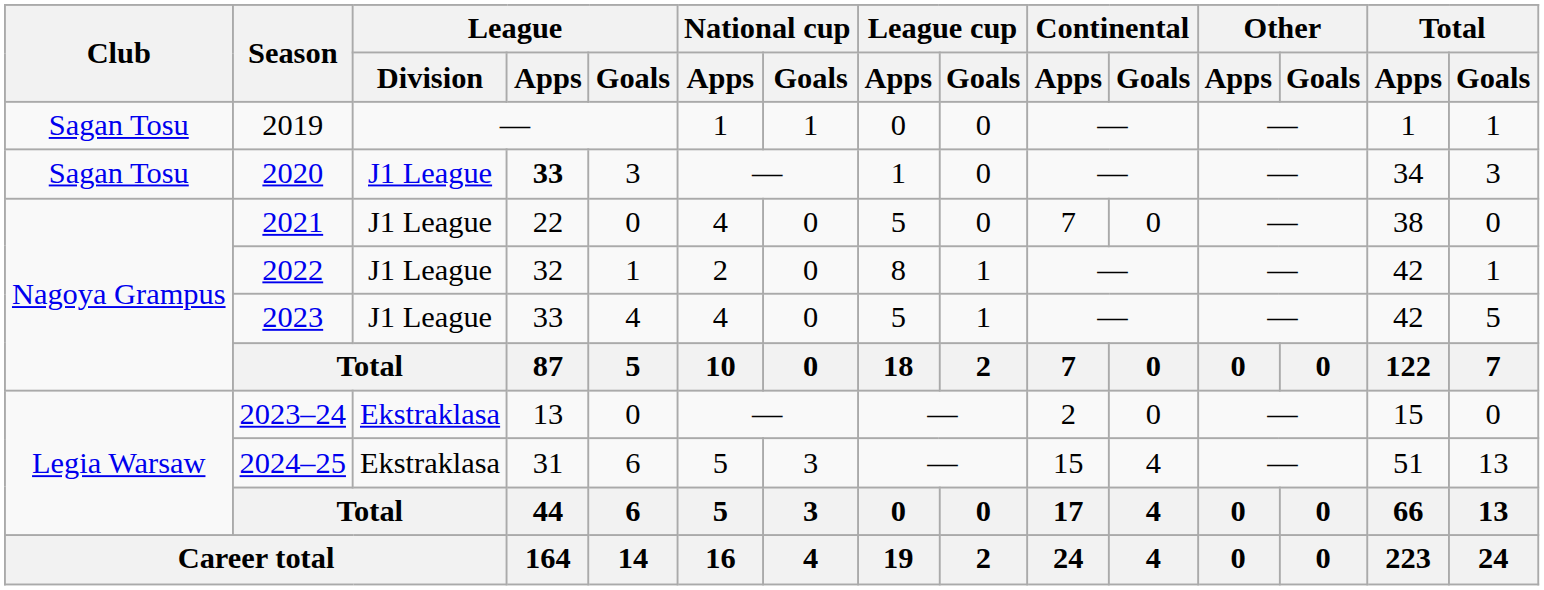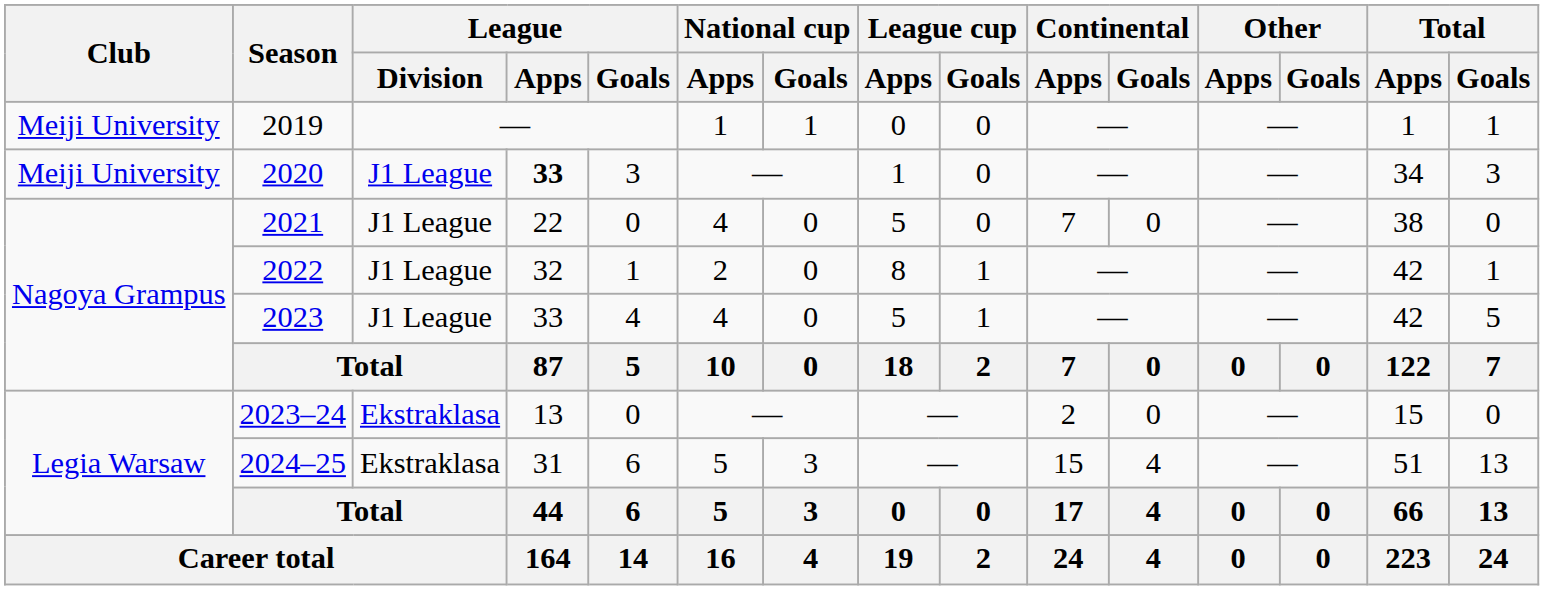(119, 125) Sagan Tosu -> (119, 125) Meiji University
(119, 173) Sagan Tosu -> (119, 173) Meiji University
